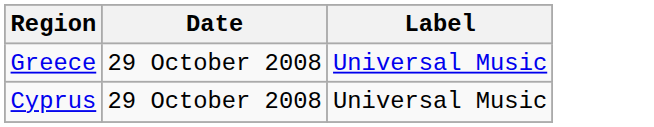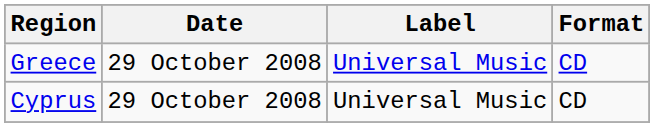+ column: (601, 24)
